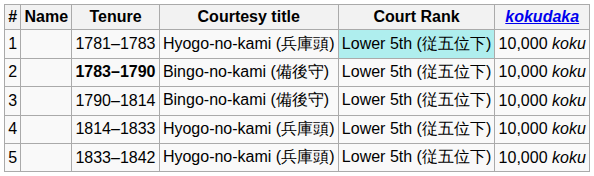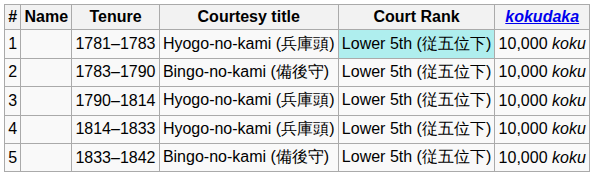(115, 72) bold -> (115, 72) normal
(246, 100) Bingo-no-kami (備後守) -> (249, 100) Hyogo-no-kami (兵庫頭)
(249, 157) Hyogo-no-kami (兵庫頭) -> (246, 157) Bingo-no-kami (備後守)
